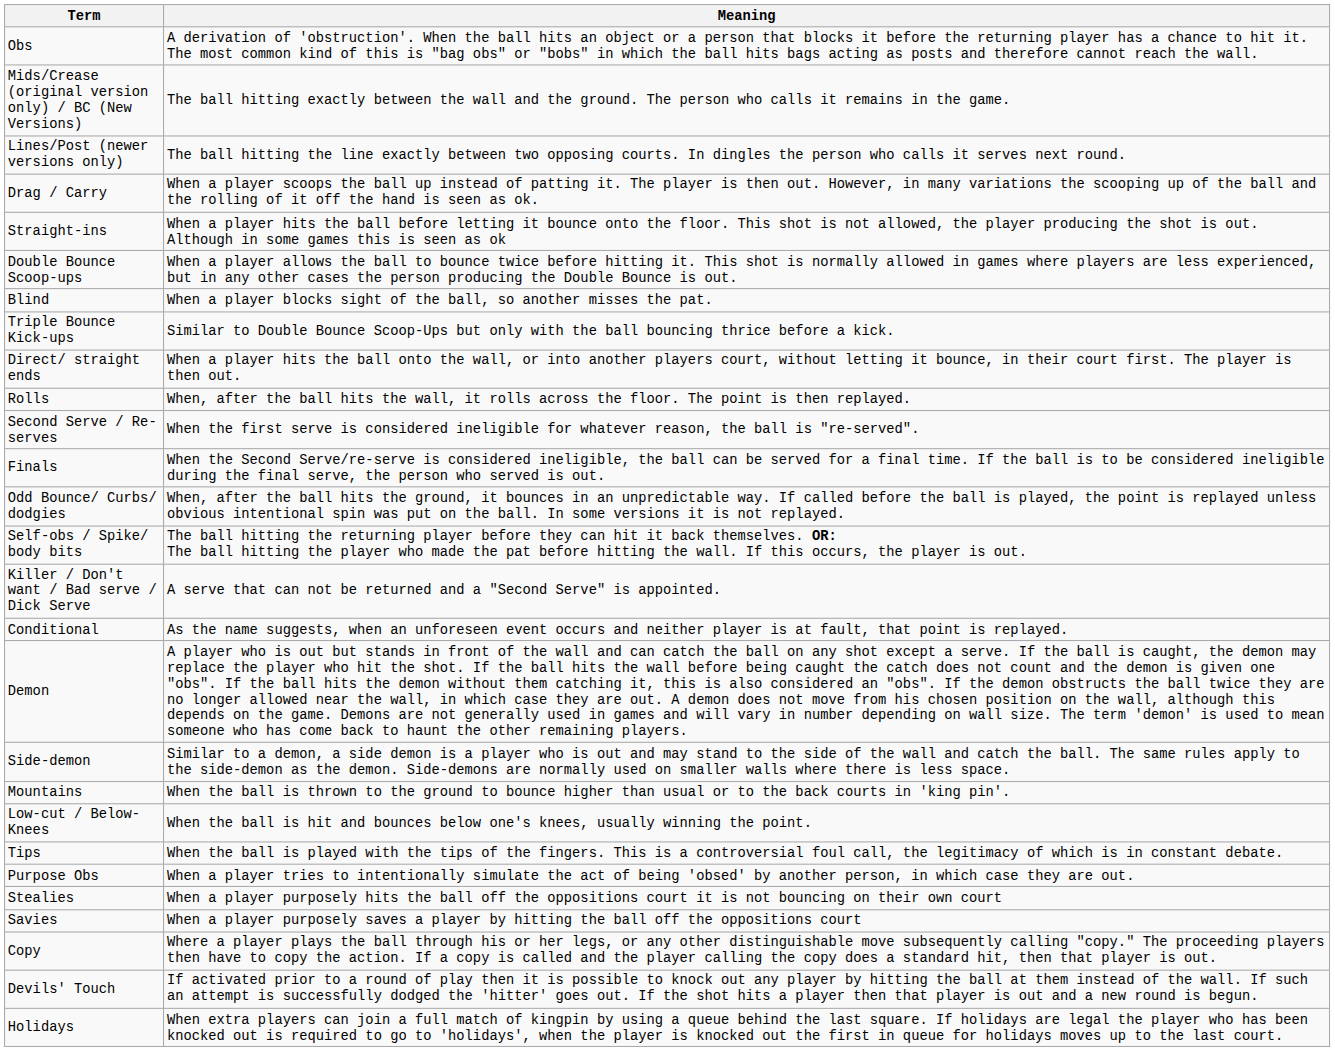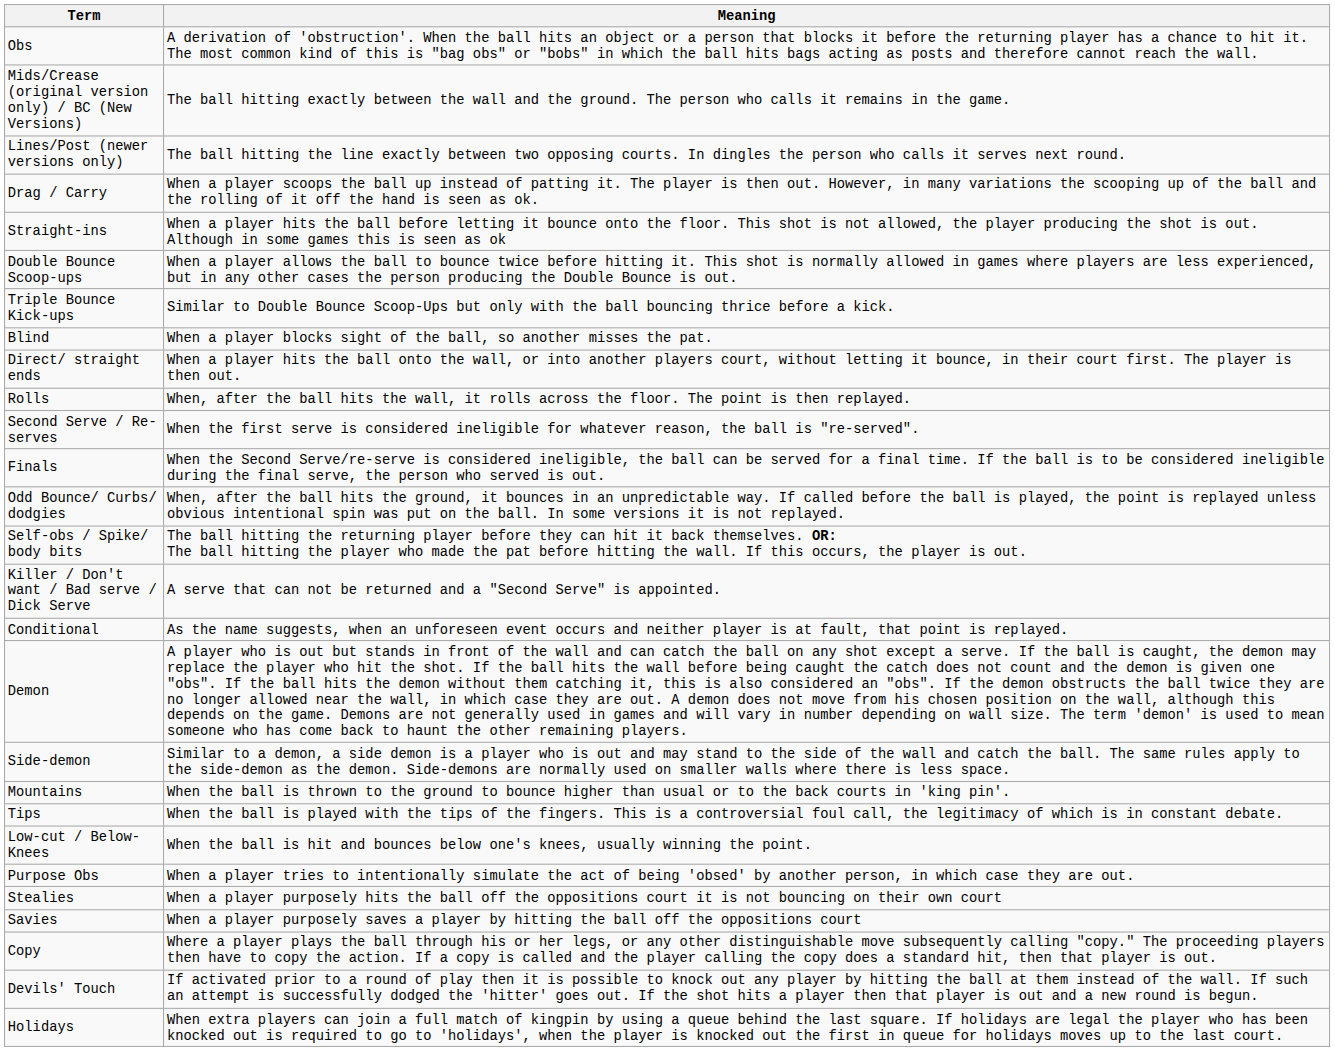rows swapped: (62, 331) <-> (28, 300)
rows swapped: (74, 823) <-> (24, 853)
